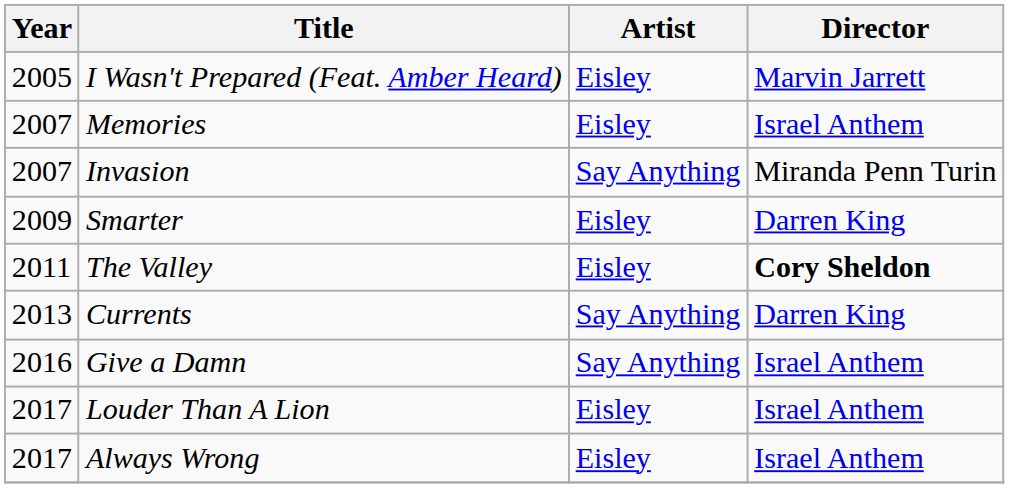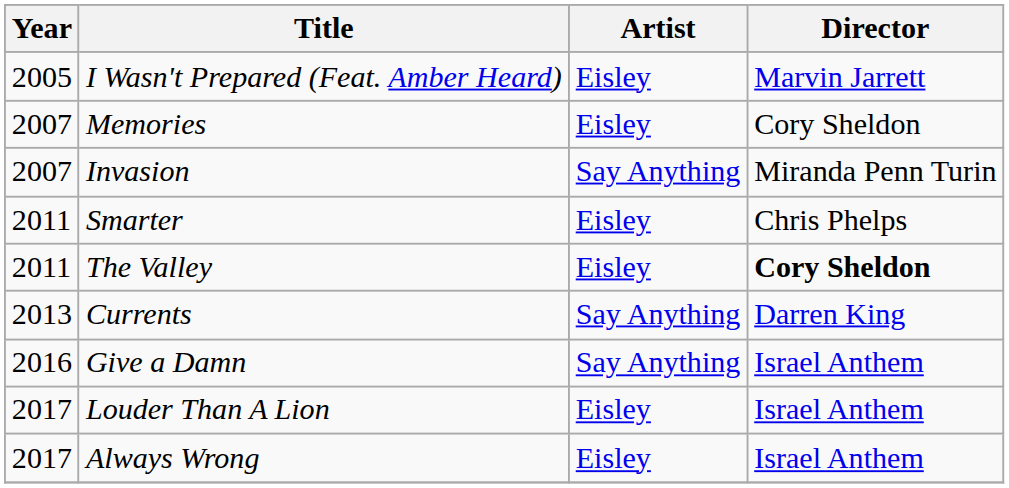(839, 123) Israel Anthem -> (837, 123) Cory Sheldon
(42, 219) 2009 -> (41, 219) 2011
(830, 219) Darren King -> (831, 219) Chris Phelps
